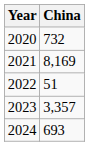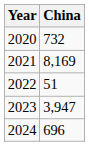(59, 107) 3,357 -> (59, 107) 3,947
(54, 130) 693 -> (54, 130) 696
